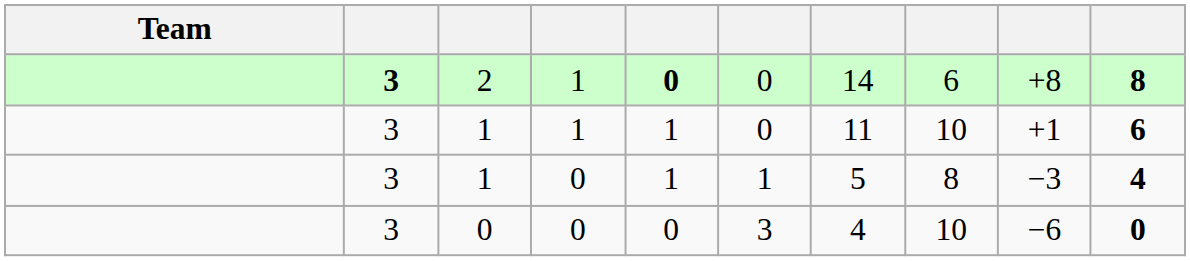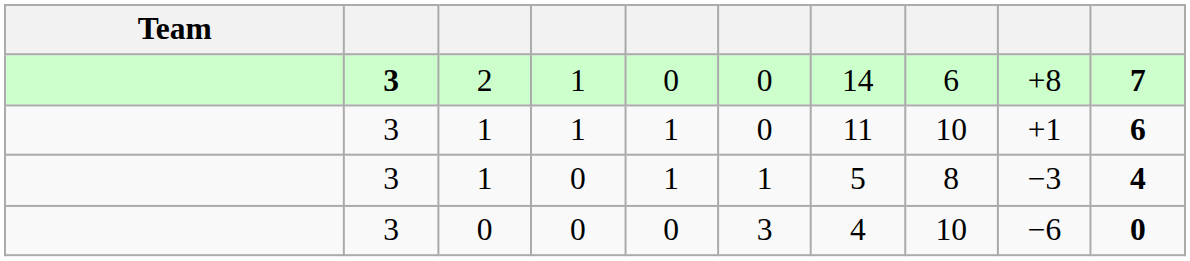(671, 79) bold -> (671, 79) normal
(1138, 79) 8 -> (1138, 79) 7
